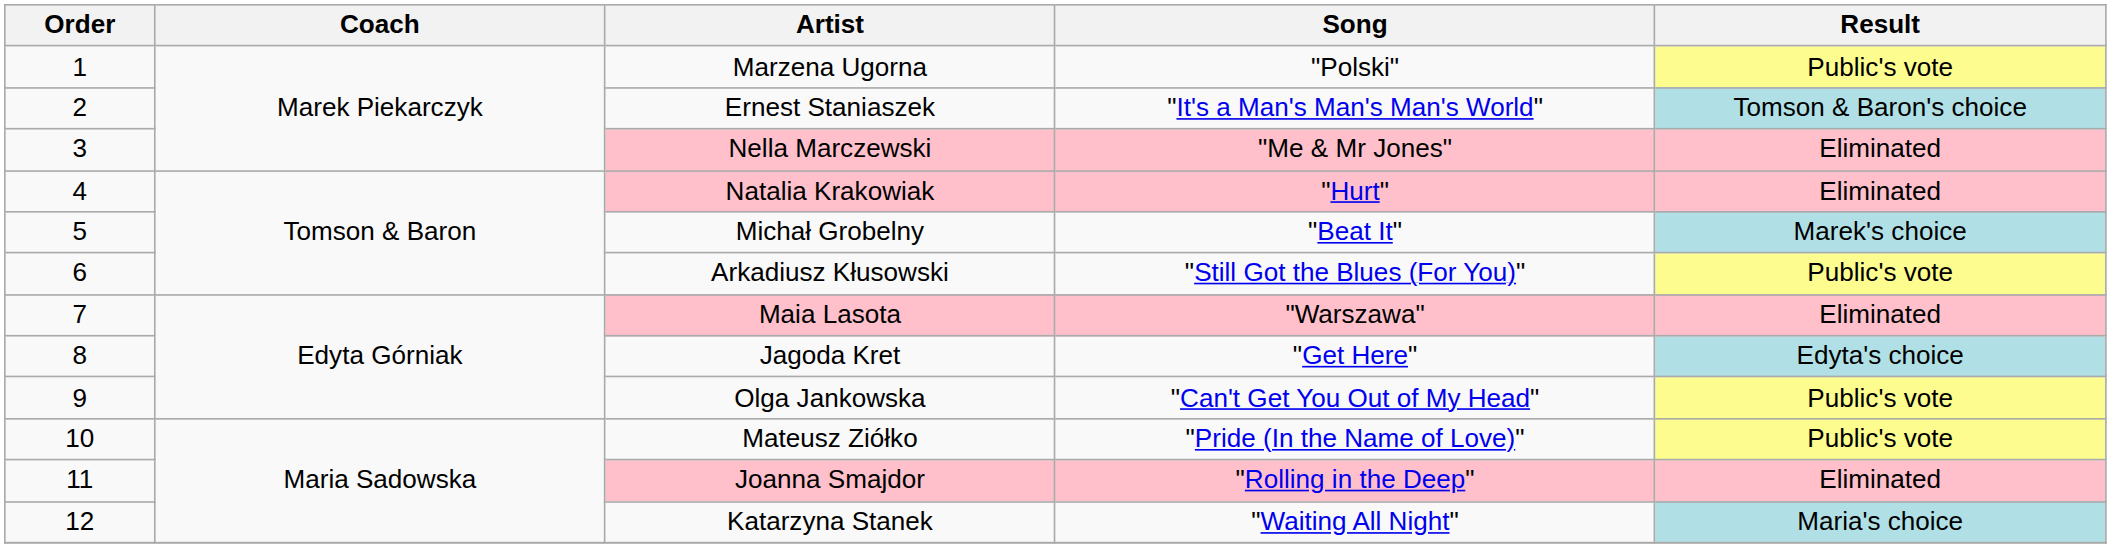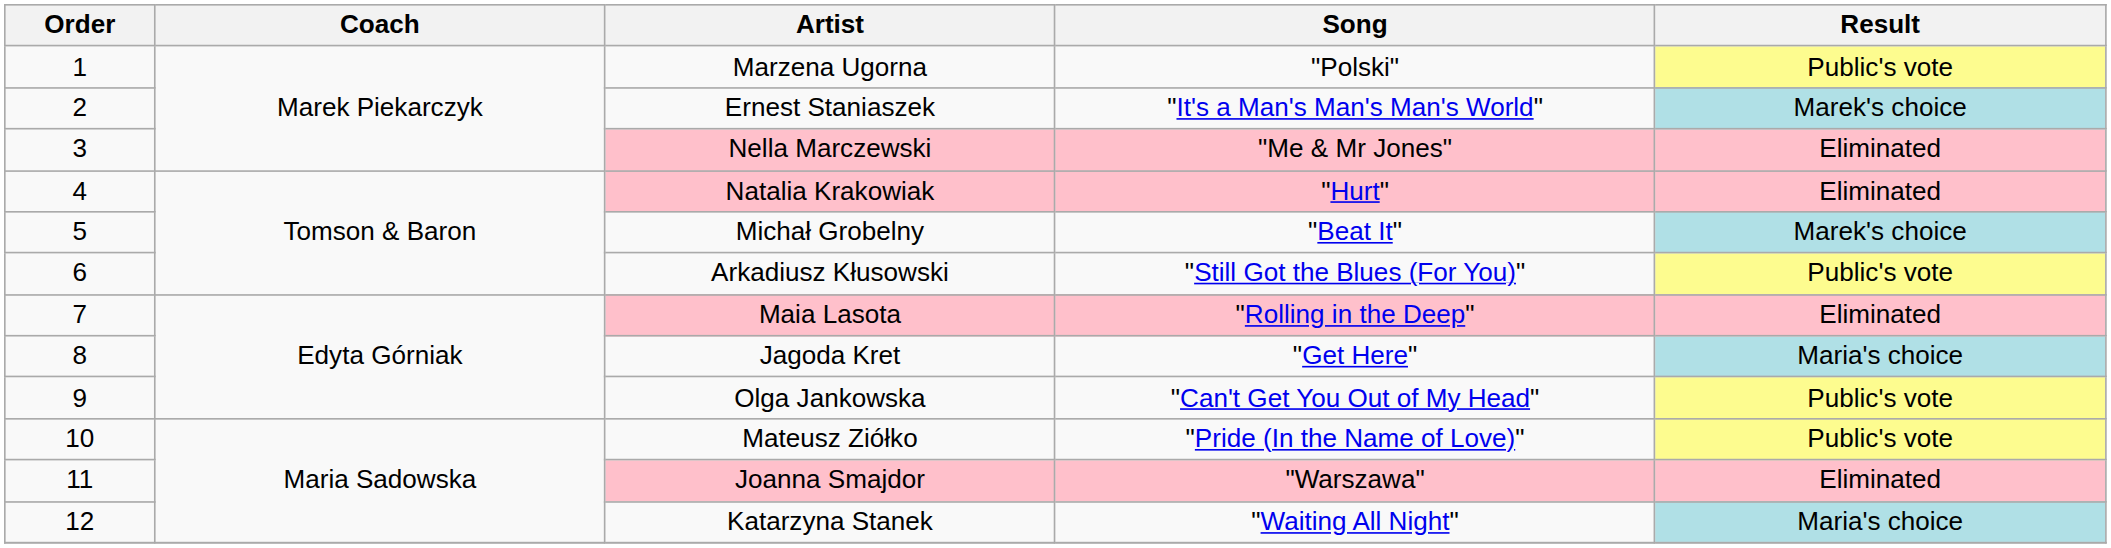(1880, 107) Tomson & Baron's choice -> (1880, 107) Marek's choice
(1355, 314) "Warszawa" -> (1355, 314) "Rolling in the Deep"
(1880, 356) Edyta's choice -> (1880, 356) Maria's choice
(1355, 480) "Rolling in the Deep" -> (1355, 480) "Warszawa"
